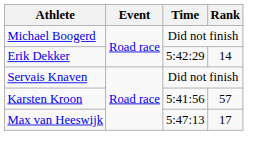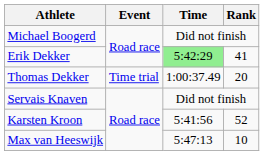(185, 57) no background -> (193, 57) lightgreen background
(225, 57) 14 -> (241, 57) 41
+ row: (48, 78)
(225, 98) 57 -> (241, 119) 52
(225, 119) 17 -> (241, 140) 10
